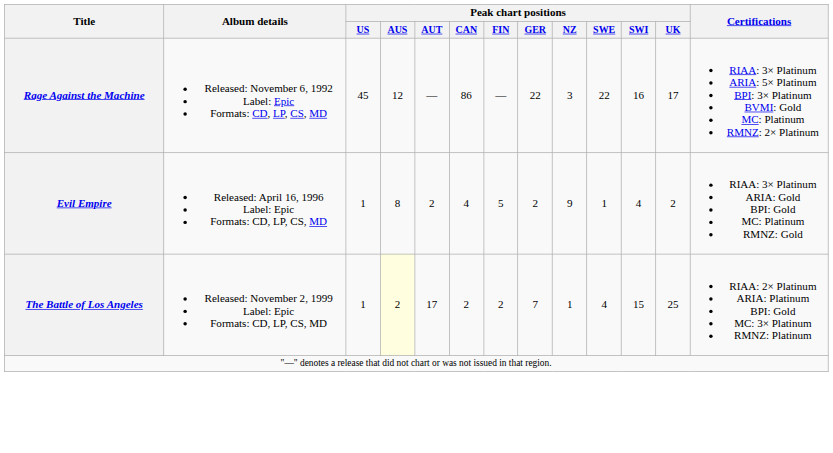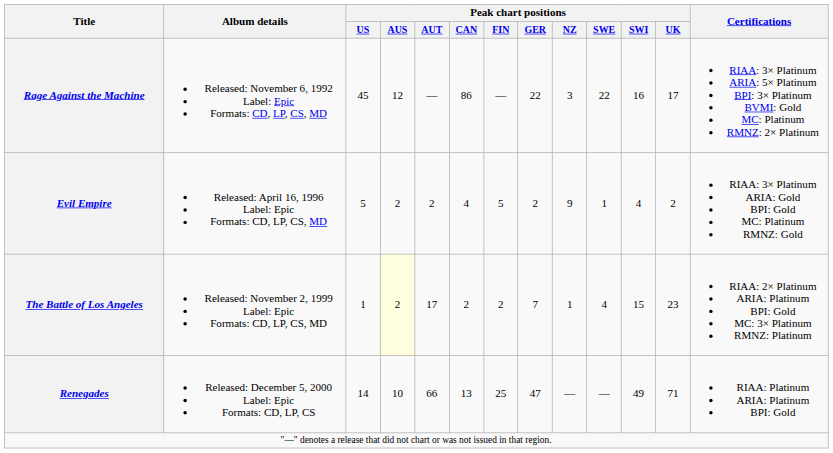(363, 203) 1 -> (363, 203) 5
(397, 203) 8 -> (397, 203) 2
(673, 305) 25 -> (673, 305) 23
+ row: (84, 394)
